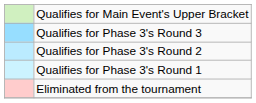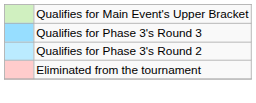- row: (119, 70)
